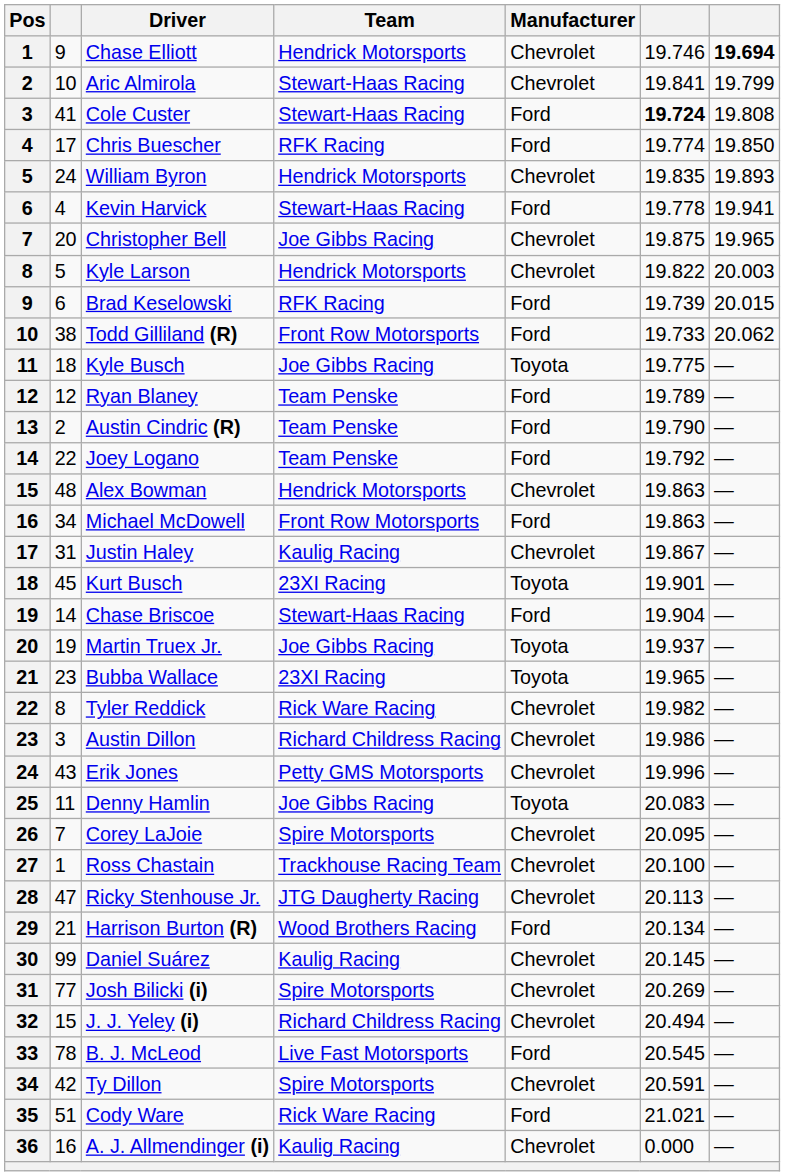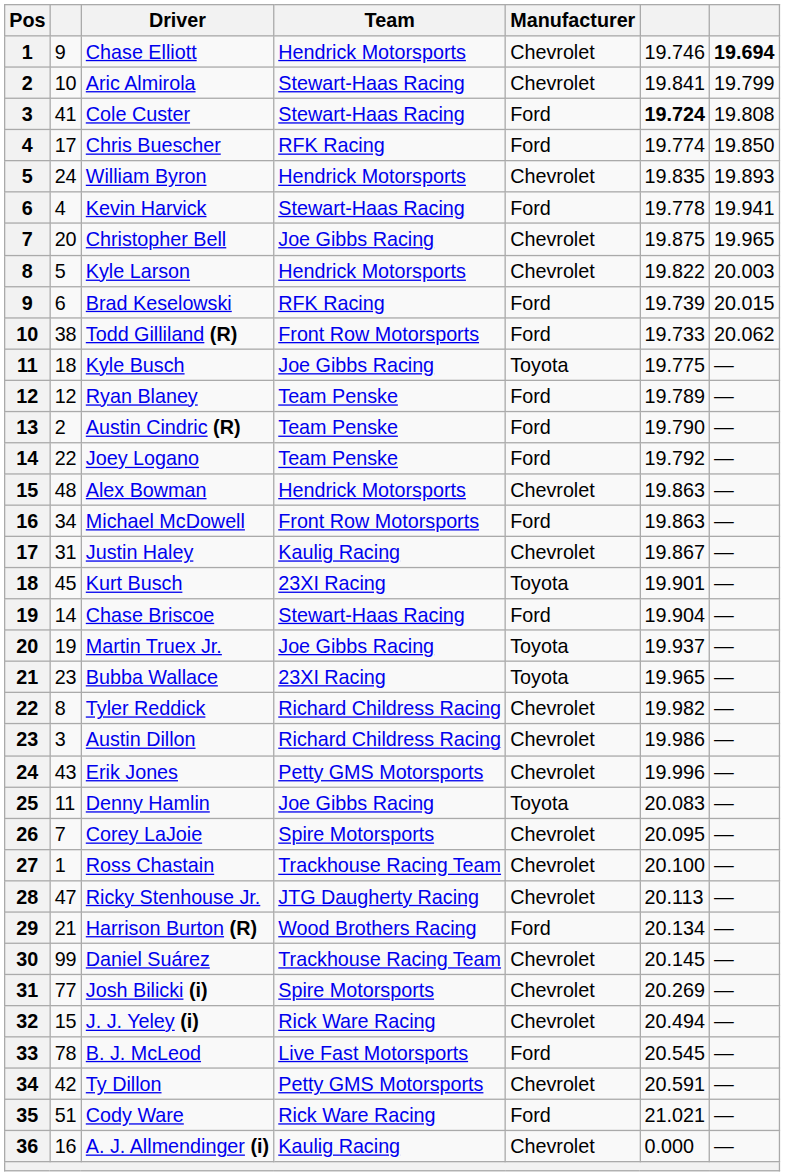(357, 709) Rick Ware Racing -> (390, 709) Richard Childress Racing
(339, 959) Kaulig Racing -> (390, 959) Trackhouse Racing Team
(390, 1021) Richard Childress Racing -> (357, 1021) Rick Ware Racing
(356, 1084) Spire Motorsports -> (381, 1084) Petty GMS Motorsports
